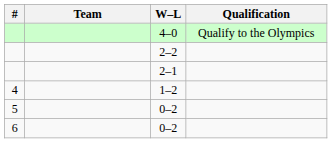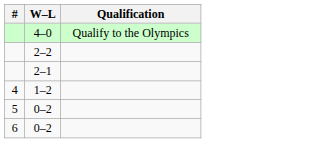- column: (88, 14)
